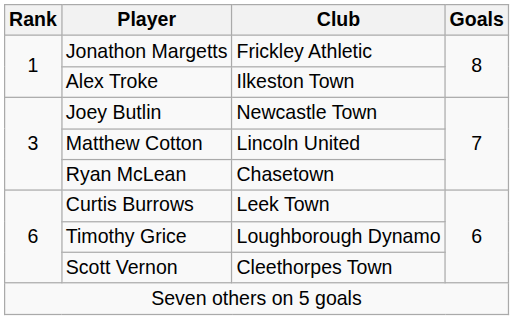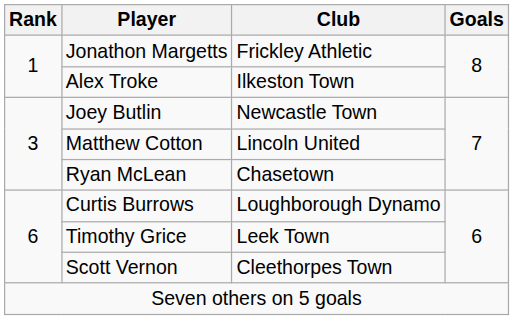(283, 205) Leek Town -> (339, 205) Loughborough Dynamo
(339, 236) Loughborough Dynamo -> (283, 236) Leek Town
